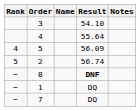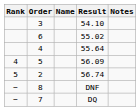+ row: (40, 36)
(92, 74) bold -> (92, 87) normal
- row: (40, 87)
